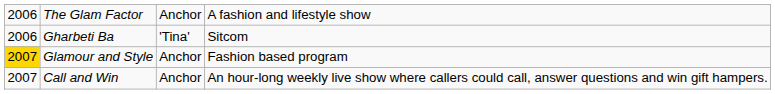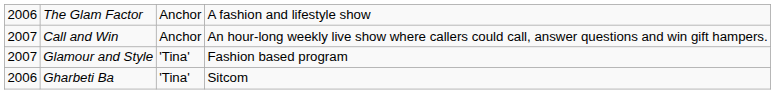rows swapped: (79, 36) <-> (81, 78)
(22, 57) gold background -> (22, 57) no background
(180, 57) Anchor -> (174, 57) 'Tina'
